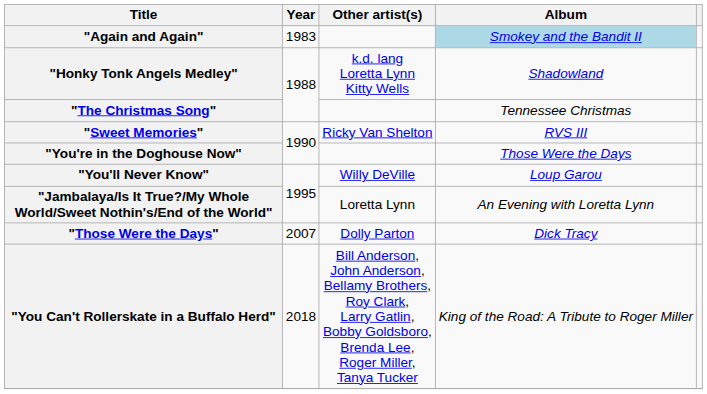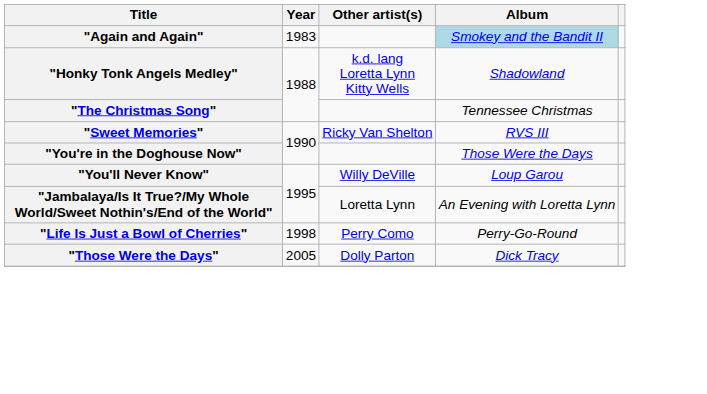+ row: (144, 233)
(301, 233) 2007 -> (301, 255) 2005
- row: (144, 316)
